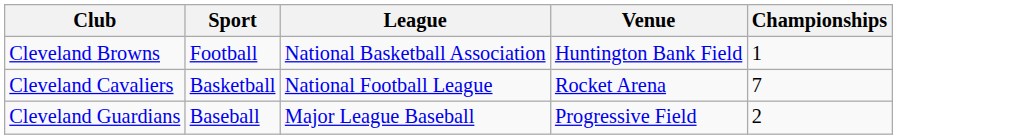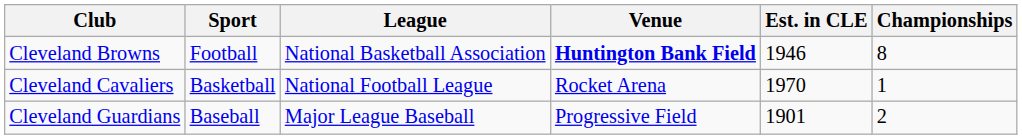+ column: (816, 20)
(649, 52) normal -> (655, 52) bold
(757, 52) 1 -> (882, 52) 8
(757, 85) 7 -> (882, 85) 1
